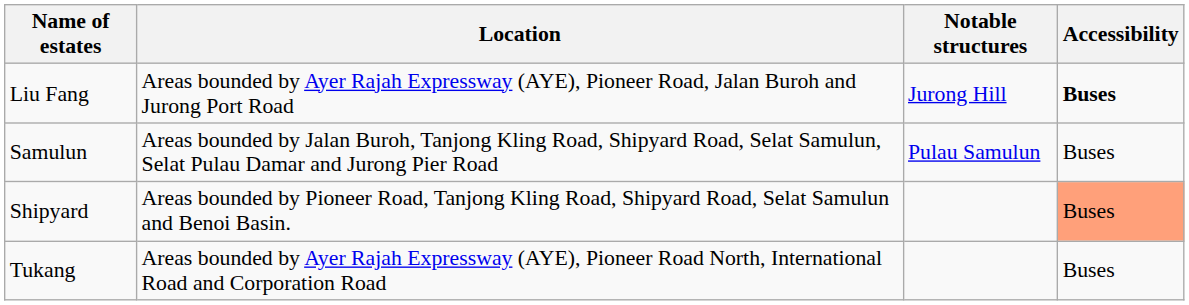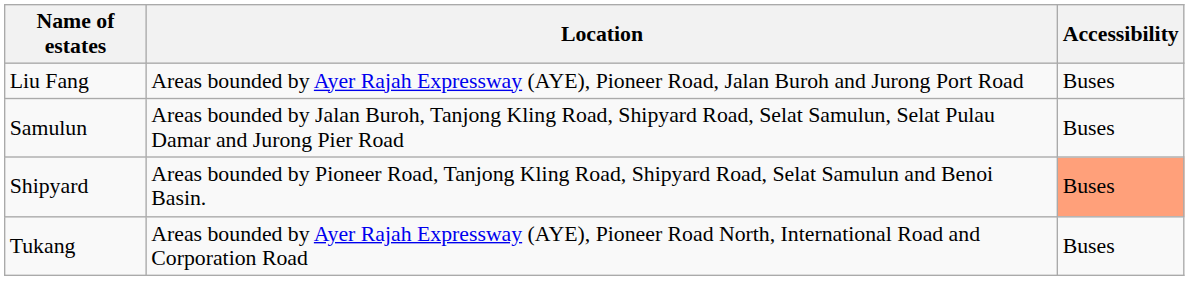- column: (980, 33)
(1089, 92) bold -> (1089, 80) normal
